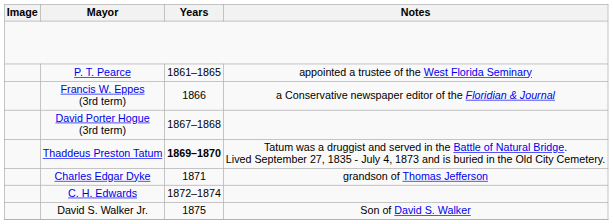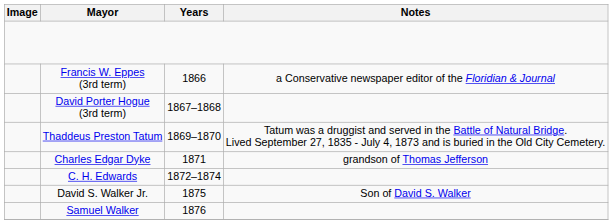- row: (103, 72)
(194, 154) bold -> (194, 137) normal
+ row: (103, 211)
